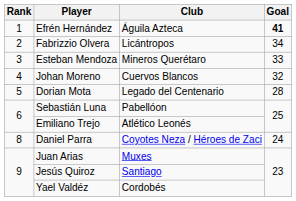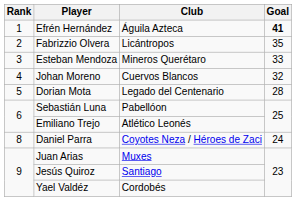(278, 44) 34 -> (278, 44) 35
